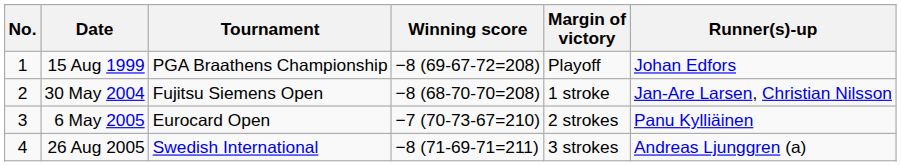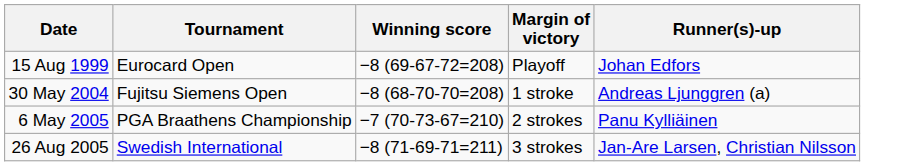- column: (23, 28)
(270, 65) PGA Braathens Championship -> (175, 65) Eurocard Open
(763, 93) Jan-Are Larsen, Christian Nilsson -> (684, 93) Andreas Ljunggren (a)
(211, 120) Eurocard Open -> (234, 120) PGA Braathens Championship
(720, 148) Andreas Ljunggren (a) -> (727, 148) Jan-Are Larsen, Christian Nilsson
